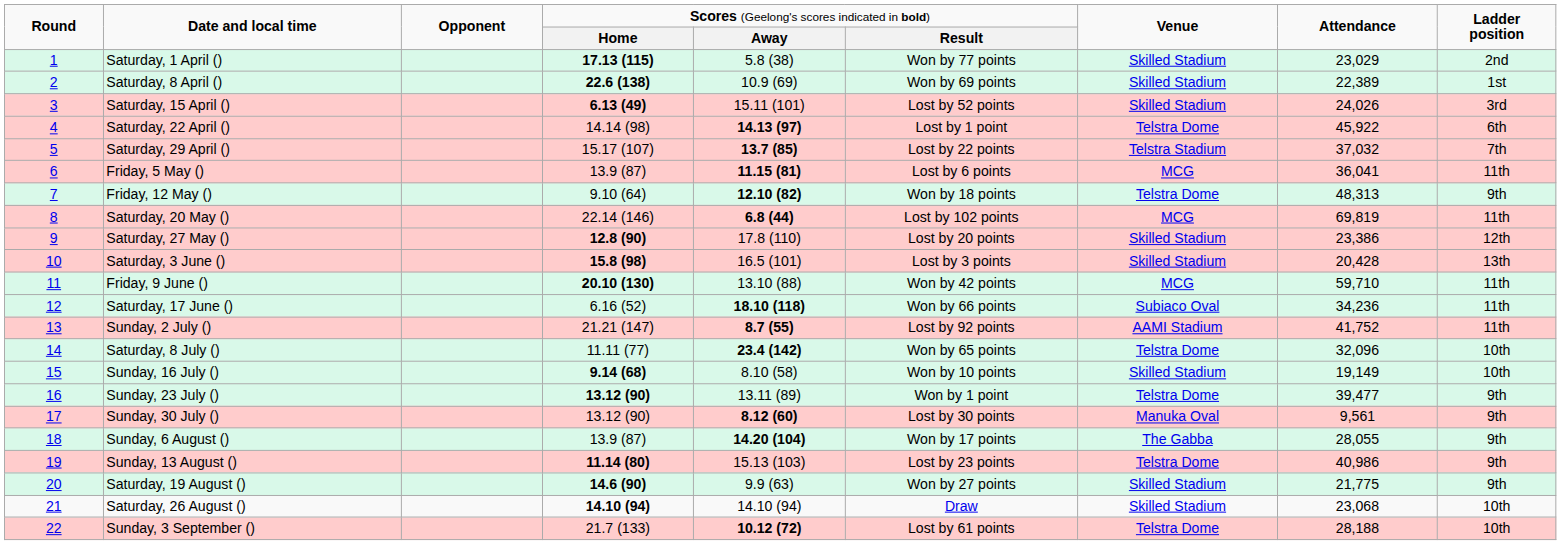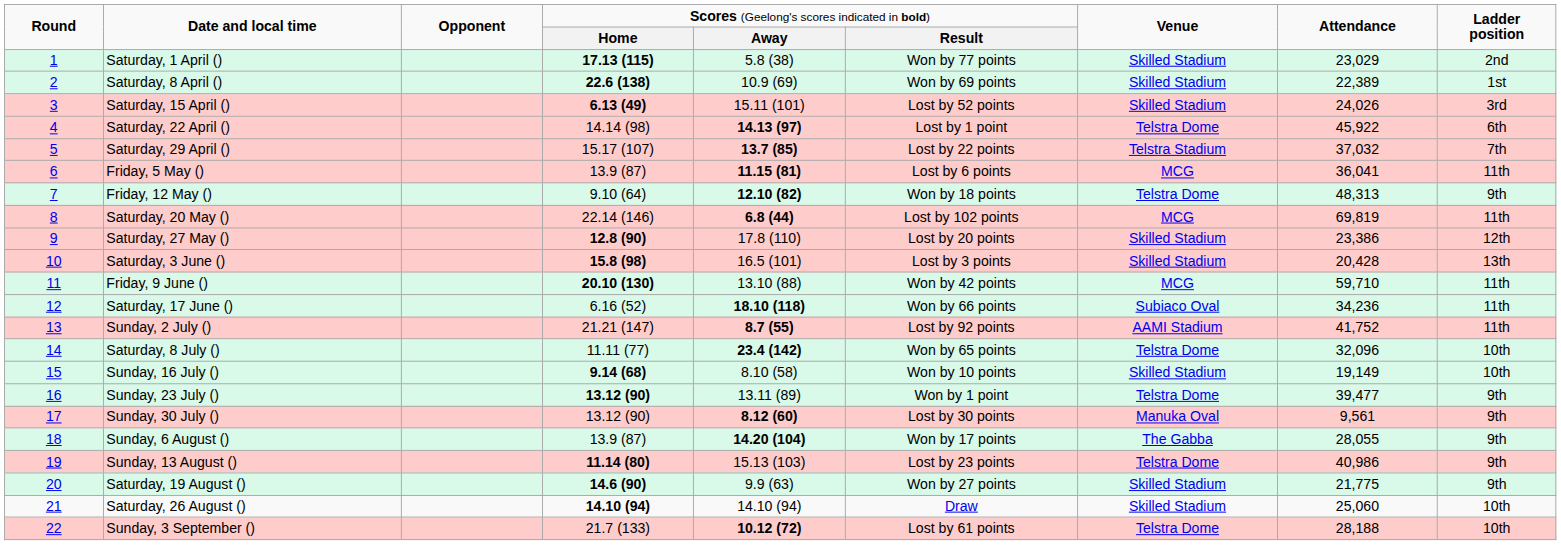(1357, 507) 23,068 -> (1357, 507) 25,060
